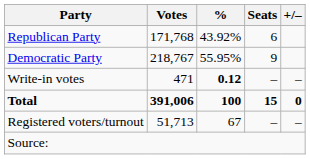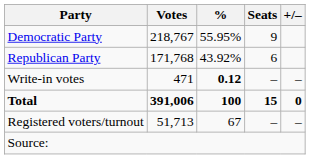rows swapped: (55, 57) <-> (54, 36)
